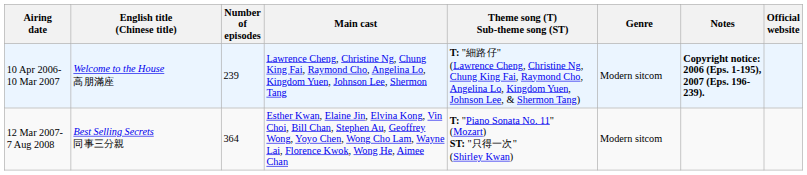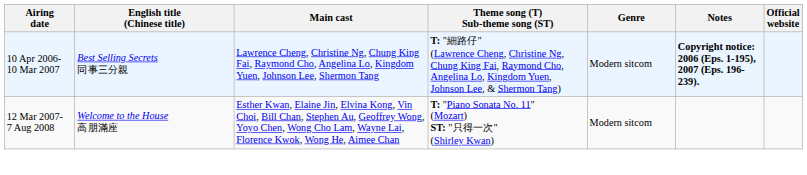- column: (243, 24)
(119, 75) Welcome to the House 高朋滿座 -> (118, 63) Best Selling Secrets 同事三分親
(114, 138) Best Selling Secrets 同事三分親 -> (123, 122) Welcome to the House 高朋滿座
